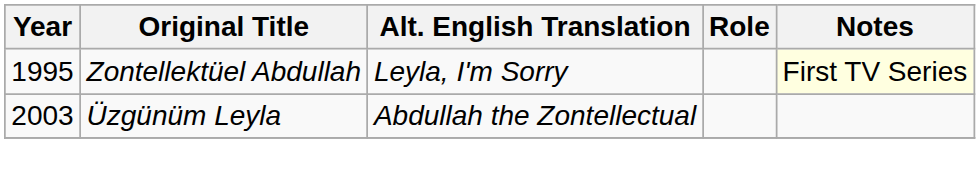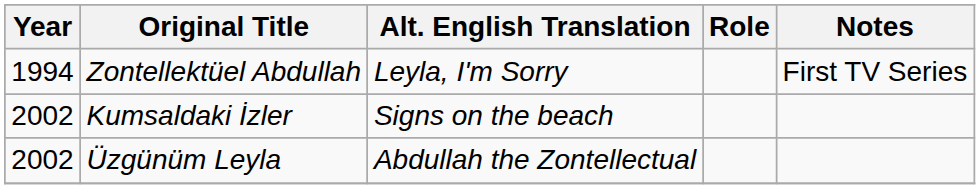(42, 71) 1995 -> (42, 71) 1994
(875, 71) lightyellow background -> (875, 71) no background
+ row: (189, 115)
(42, 115) 2003 -> (42, 159) 2002
